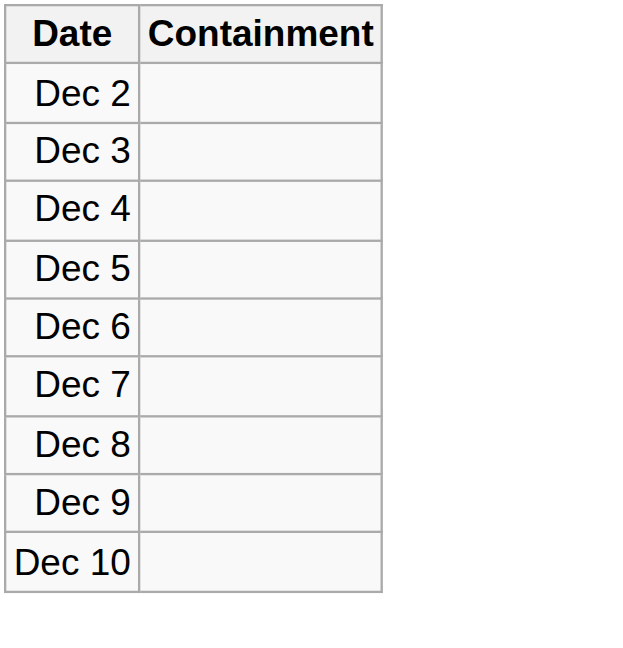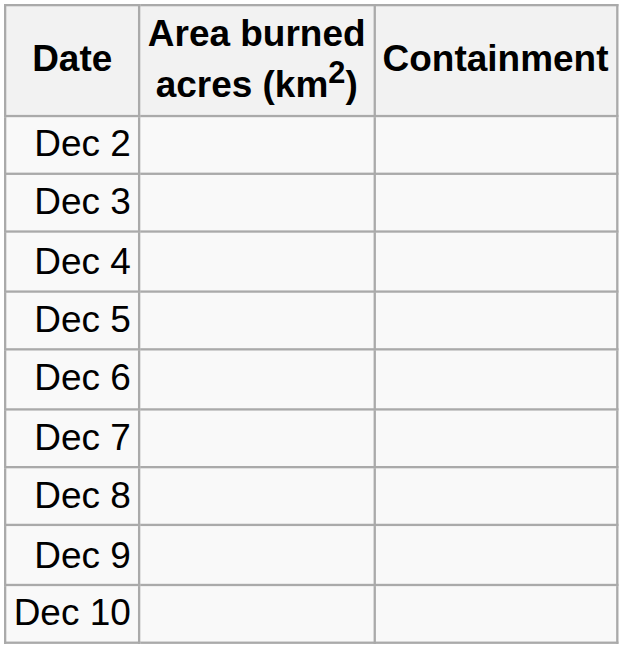+ column: (257, 59)
